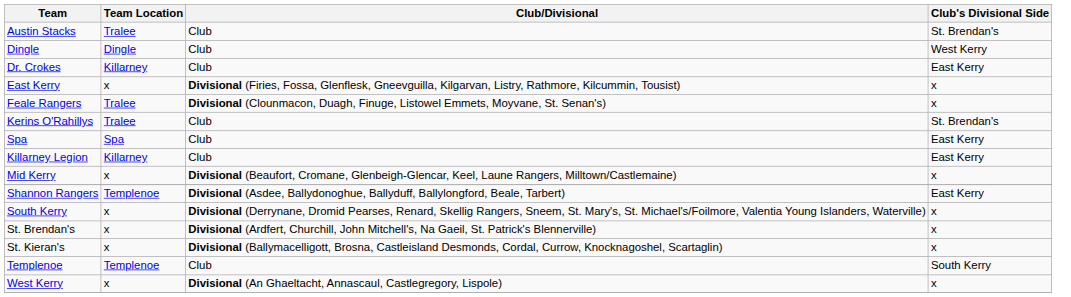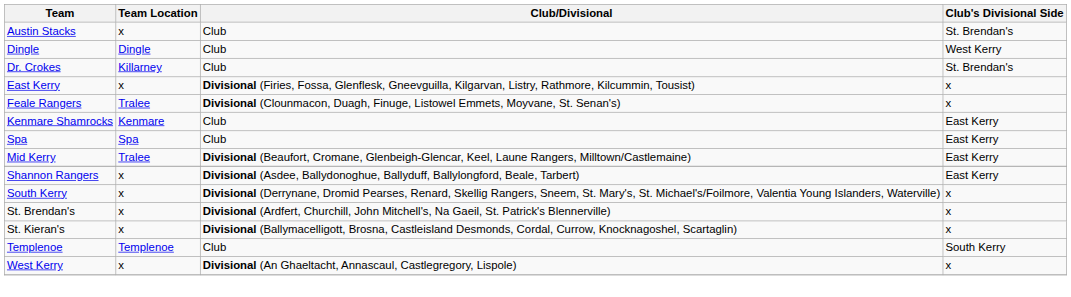(120, 31) Tralee -> (121, 31) x
(957, 67) East Kerry -> (979, 67) St. Brendan's
+ row: (60, 121)
- row: (50, 121)
- row: (47, 157)
(107, 175) x -> (134, 157) Tralee
(934, 175) x -> (972, 157) East Kerry
(132, 193) Templenoe -> (121, 175) x
